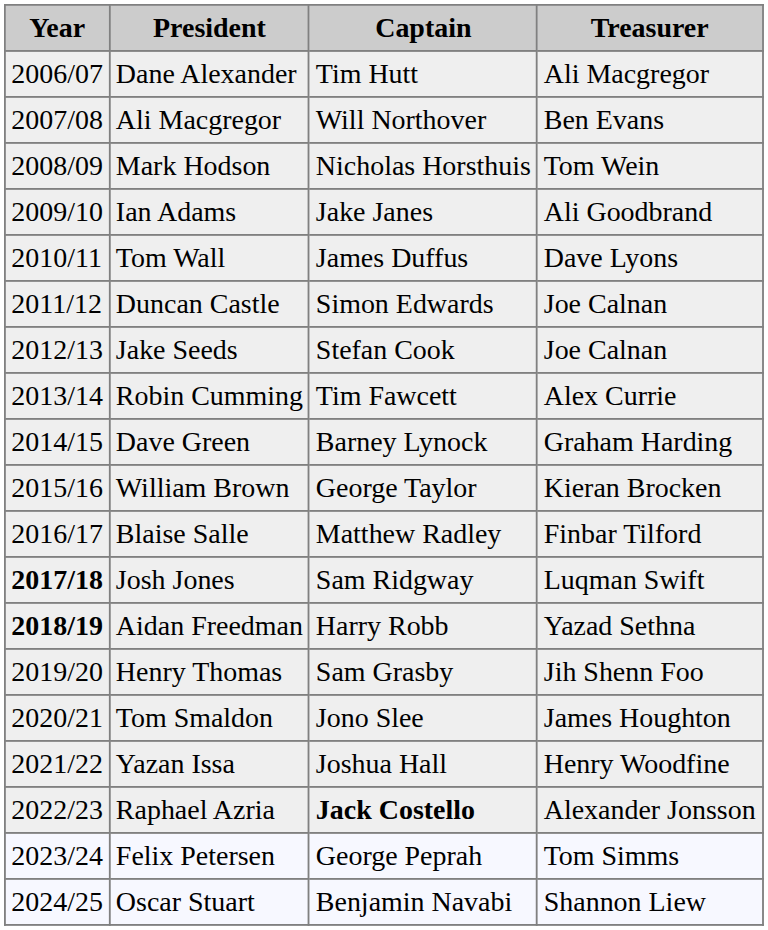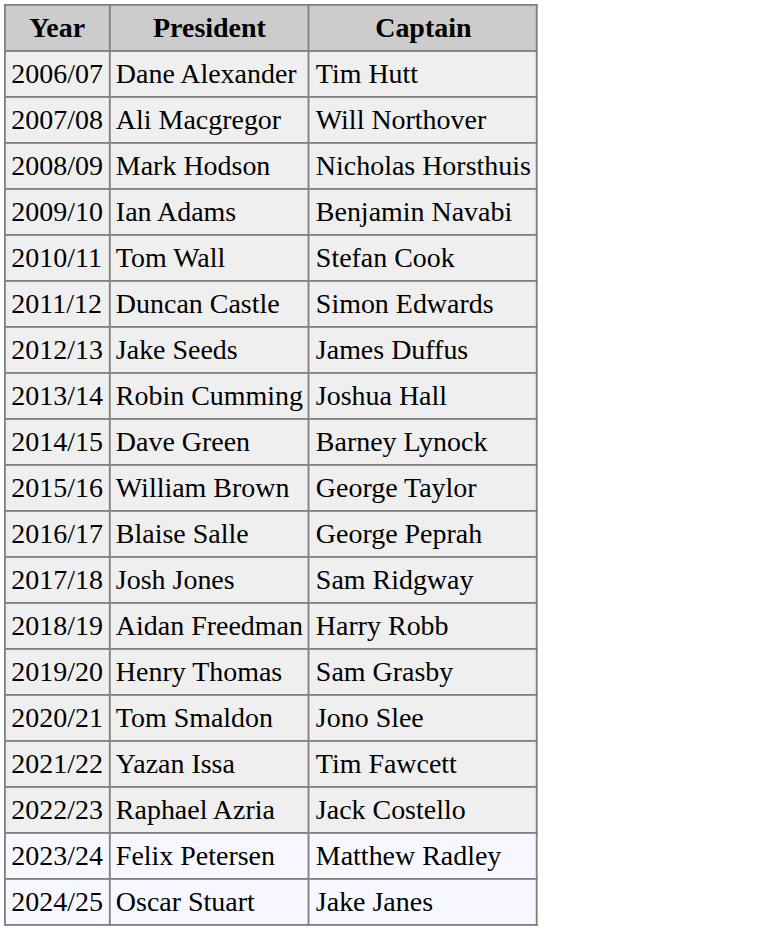- column: (650, 27)
(374, 211) Jake Janes -> (414, 211) Benjamin Navabi
(392, 257) James Duffus -> (385, 257) Stefan Cook
(385, 349) Stefan Cook -> (392, 349) James Duffus
(386, 395) Tim Fawcett -> (381, 395) Joshua Hall
(409, 533) Matthew Radley -> (399, 533) George Peprah
(57, 579) bold -> (57, 579) normal
(57, 625) bold -> (57, 625) normal
(381, 763) Joshua Hall -> (386, 763) Tim Fawcett
(395, 809) bold -> (391, 809) normal
(399, 855) George Peprah -> (409, 855) Matthew Radley
(414, 901) Benjamin Navabi -> (374, 901) Jake Janes
